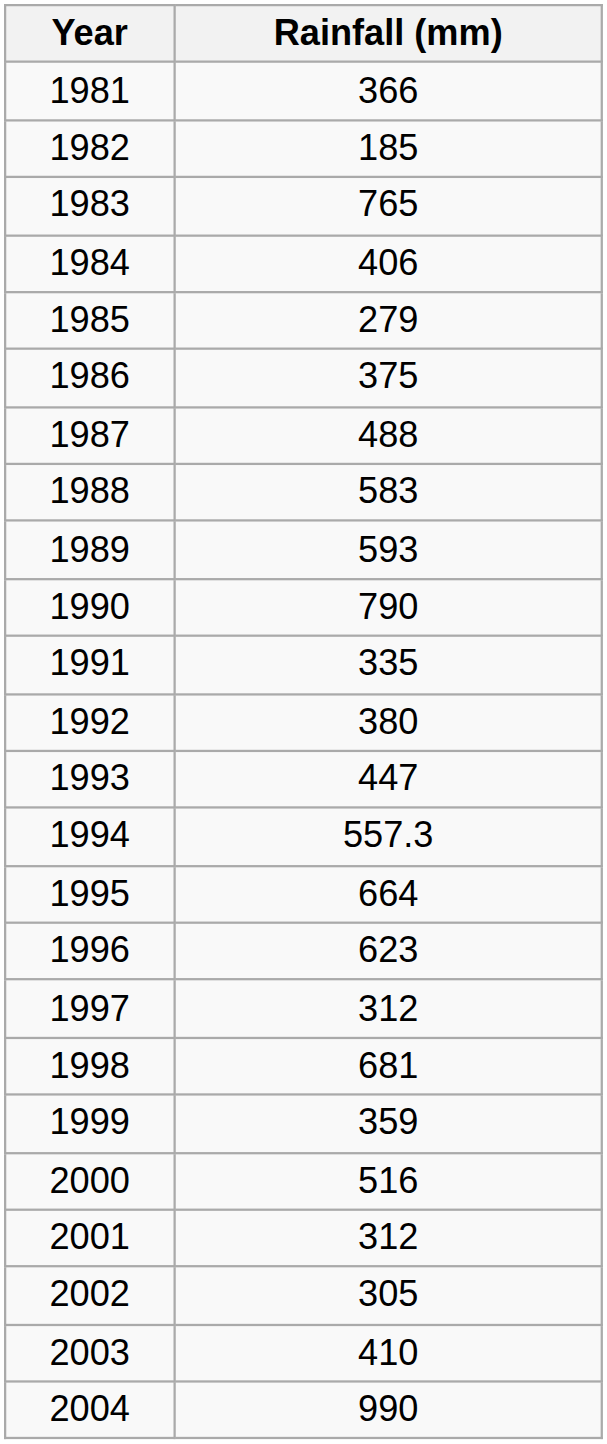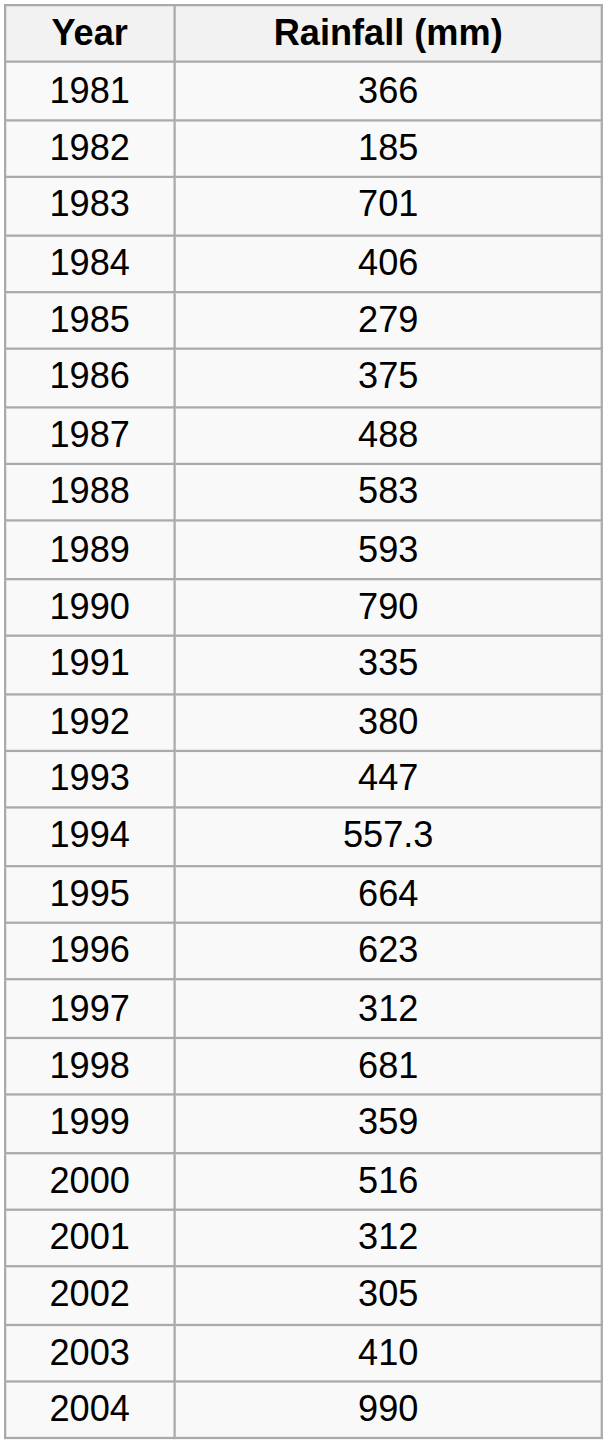(388, 205) 765 -> (388, 205) 701
